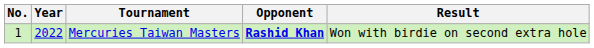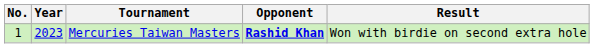(49, 34) 2022 -> (49, 34) 2023
